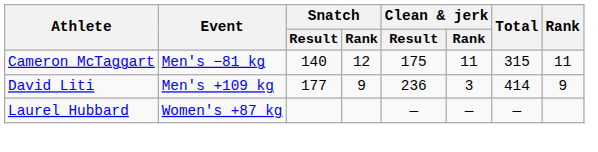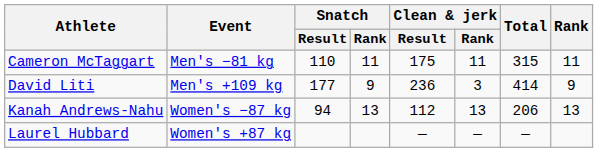(314, 62) 140 -> (323, 62) 110
(362, 62) 12 -> (370, 62) 11
+ row: (86, 110)
